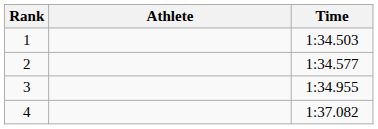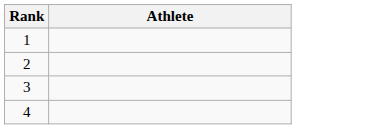- column: (332, 16)
